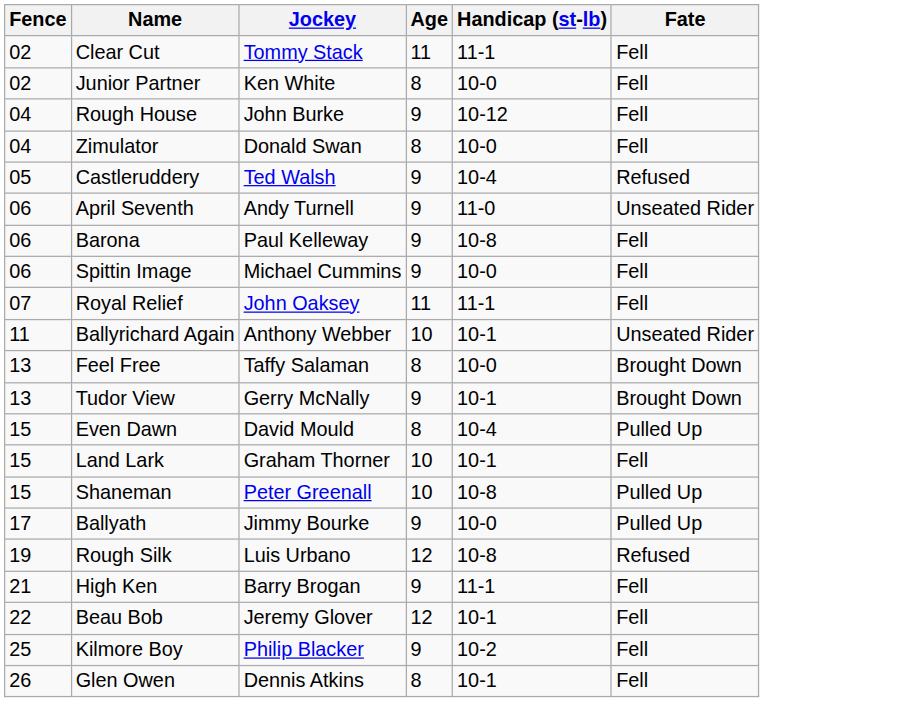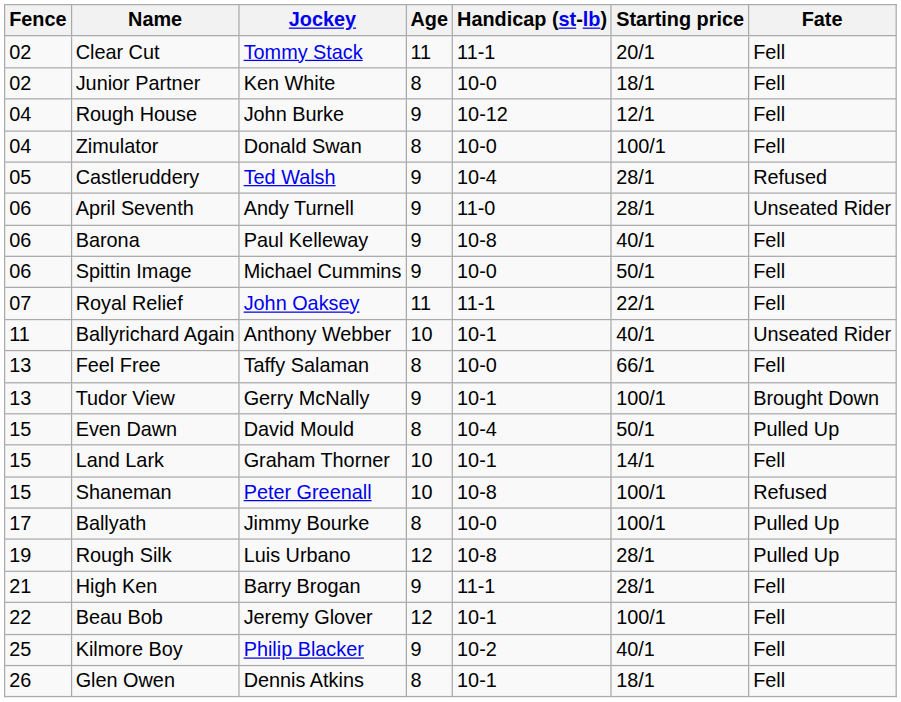+ column: (680, 20)
(679, 366) Brought Down -> (769, 366) Fell
(659, 492) Pulled Up -> (790, 492) Refused
(416, 523) 9 -> (416, 523) 8
(653, 555) Refused -> (796, 555) Pulled Up
